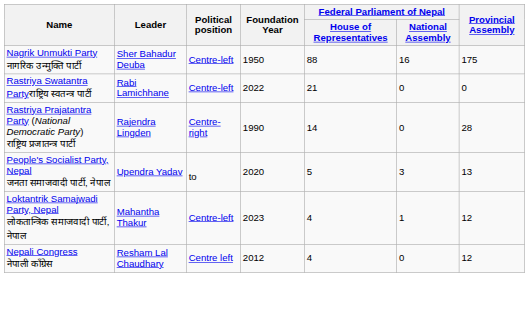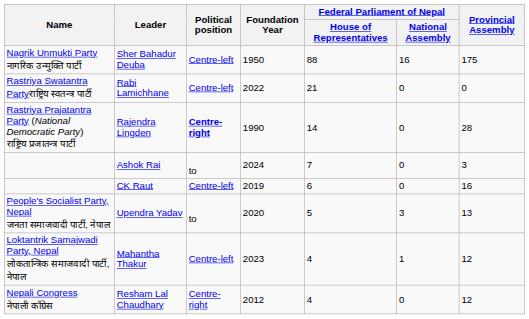(205, 127) normal -> (205, 127) bold
+ row: (139, 165)
+ row: (135, 186)
(211, 258) Centre left -> (205, 299) Centre-right
